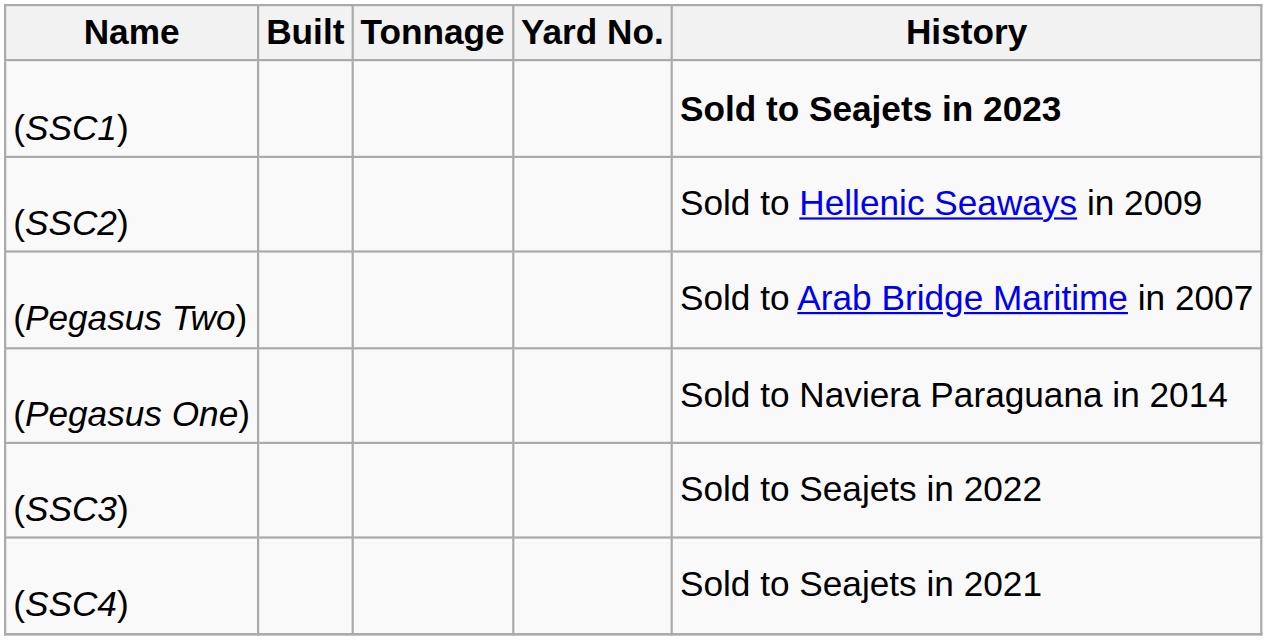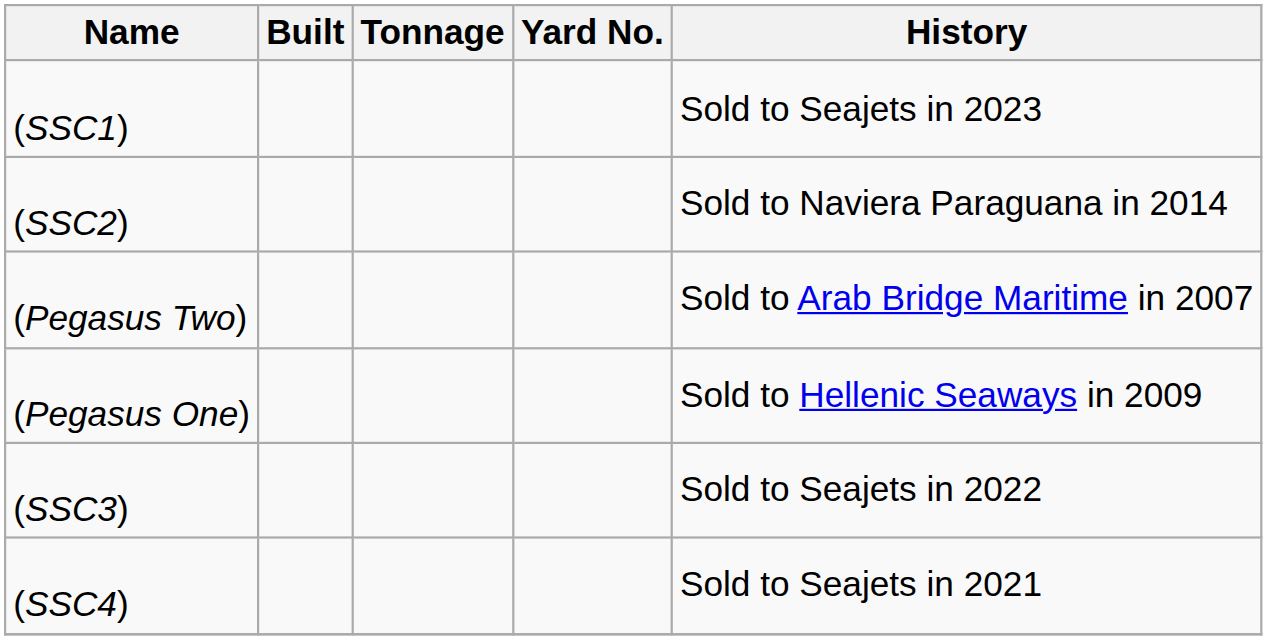(871, 108) bold -> (861, 108) normal
(941, 203) Sold to Hellenic Seaways in 2009 -> (954, 203) Sold to Naviera Paraguana in 2014
(954, 394) Sold to Naviera Paraguana in 2014 -> (941, 394) Sold to Hellenic Seaways in 2009
